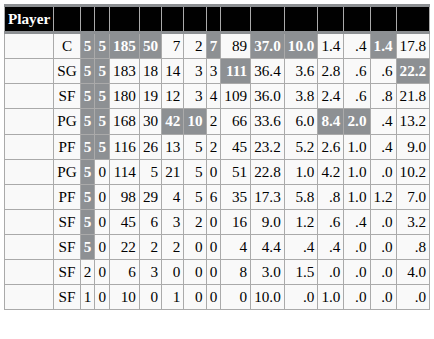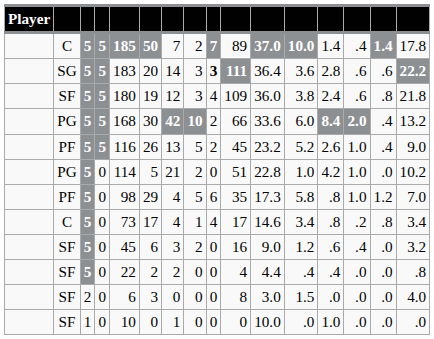(150, 71) 18 -> (150, 71) 20
(213, 71) normal -> (213, 71) bold
(199, 171) 5 -> (199, 171) 2
+ row: (67, 221)
